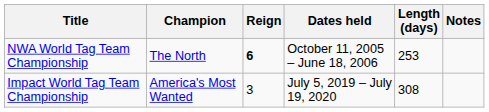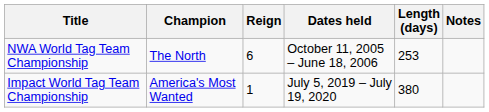(250, 55) bold -> (250, 55) normal
(250, 90) 3 -> (250, 90) 1
(408, 90) 308 -> (408, 90) 380
